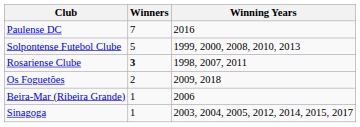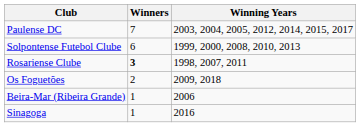(184, 29) 2016 -> (263, 29) 2003, 2004, 2005, 2012, 2014, 2015, 2017
(133, 46) 5 -> (133, 46) 6
(263, 113) 2003, 2004, 2005, 2012, 2014, 2015, 2017 -> (184, 113) 2016
